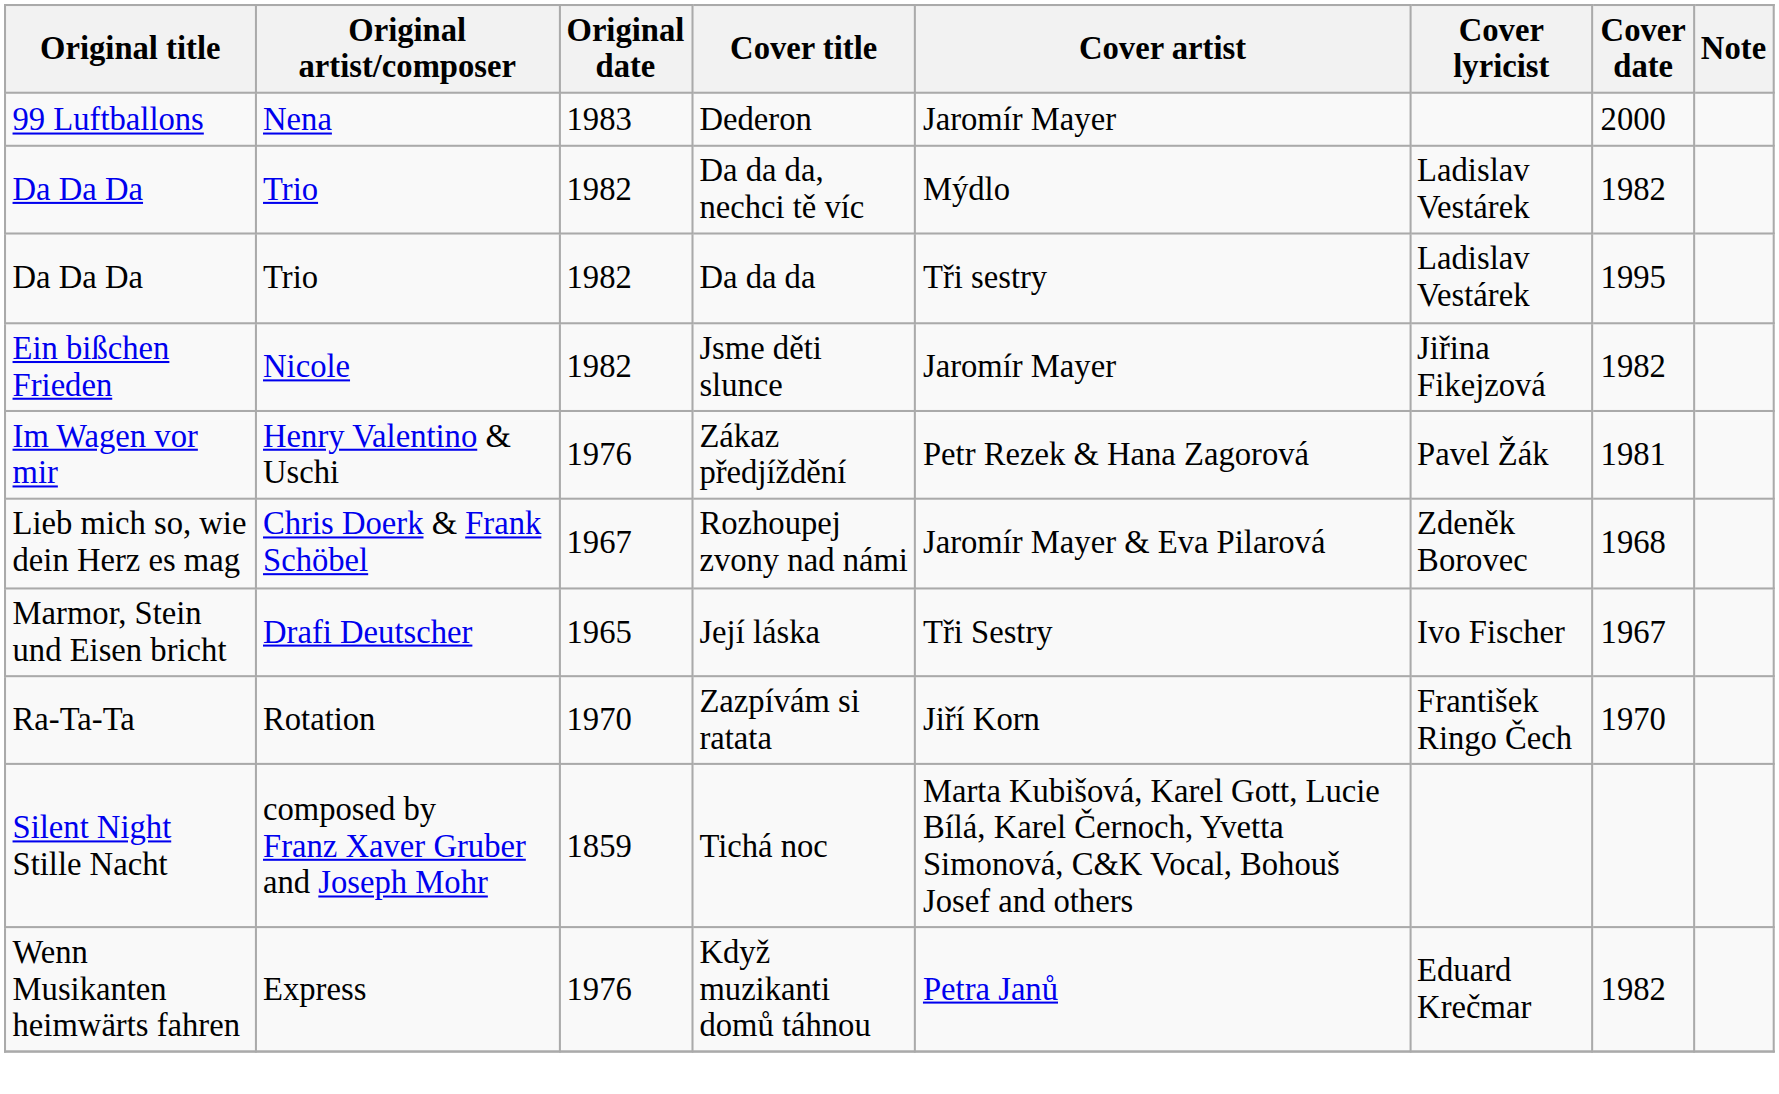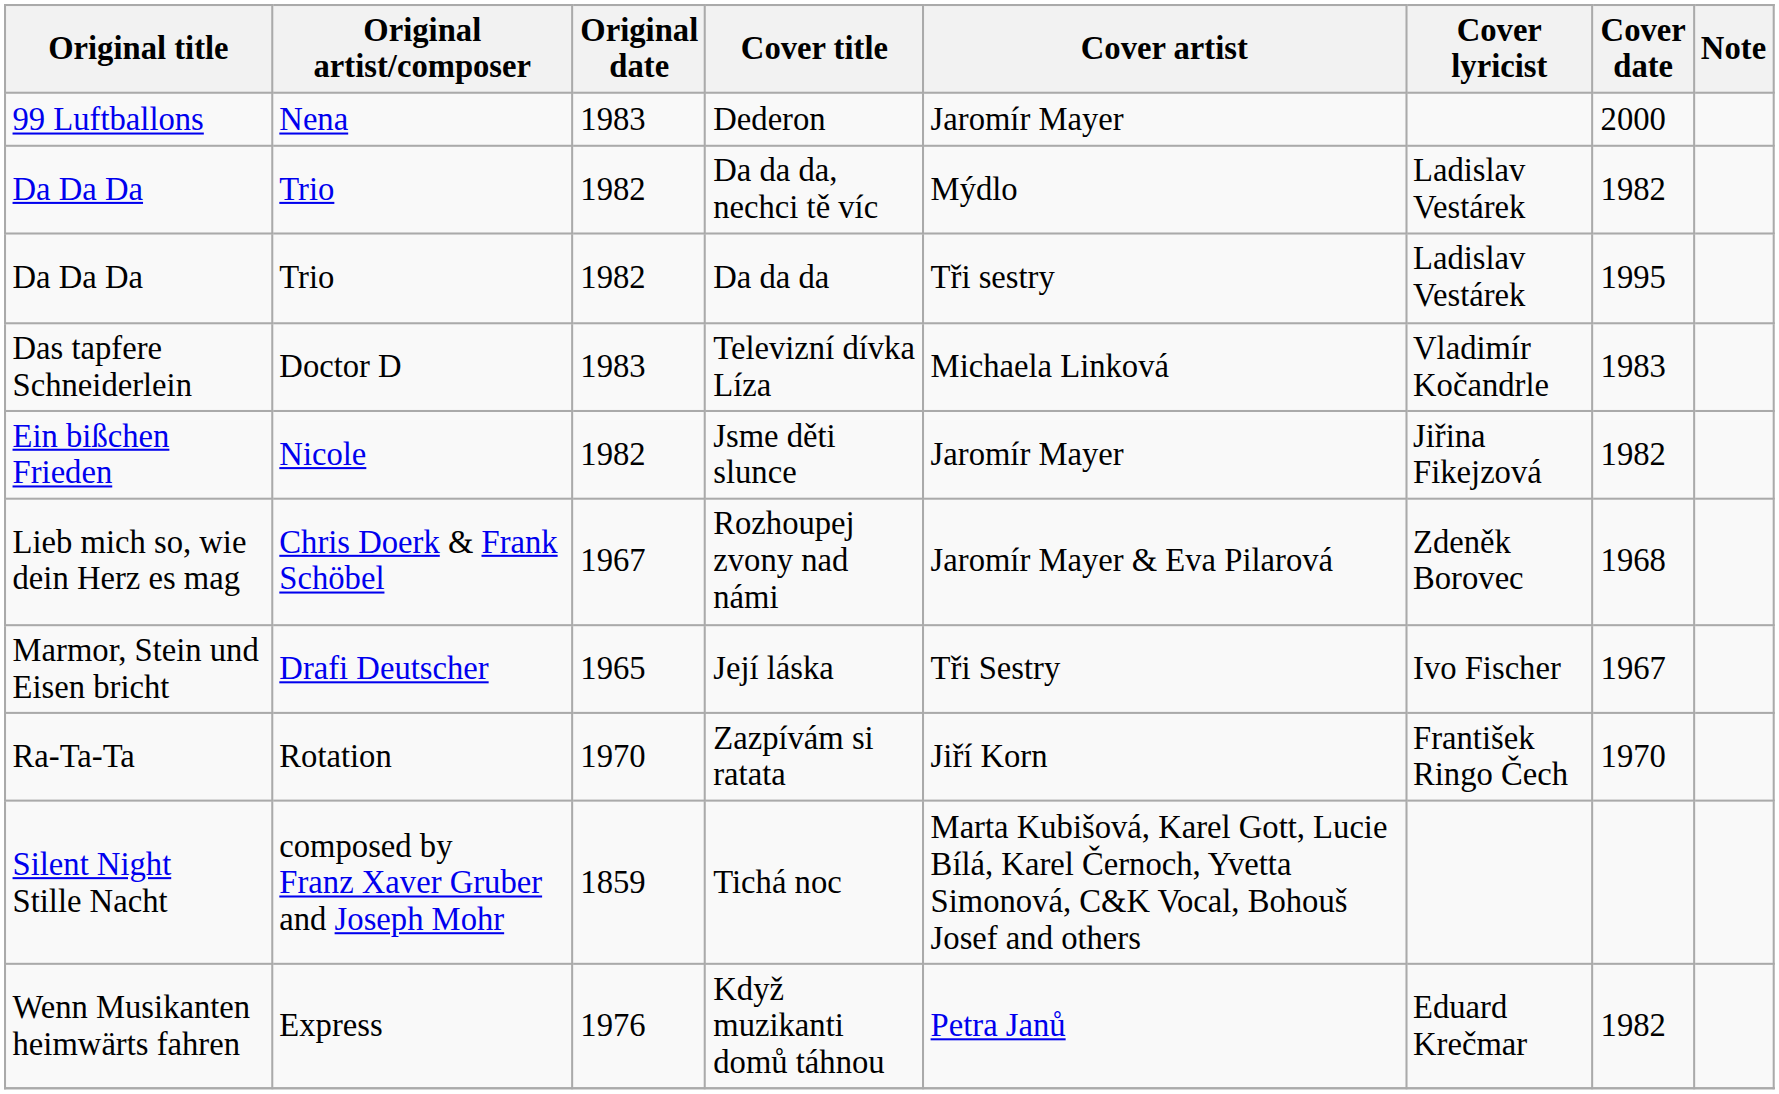+ row: (814, 365)
- row: (773, 454)
